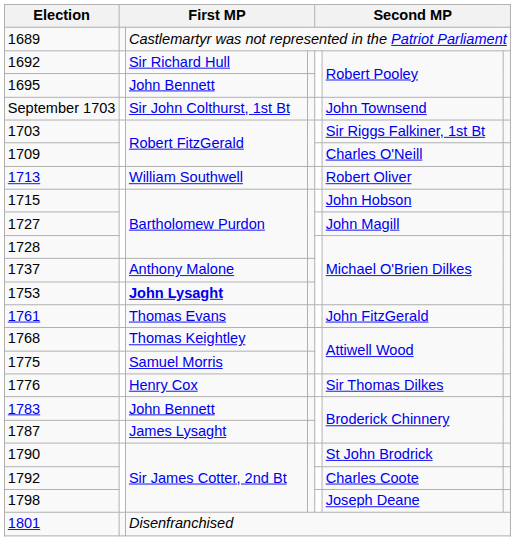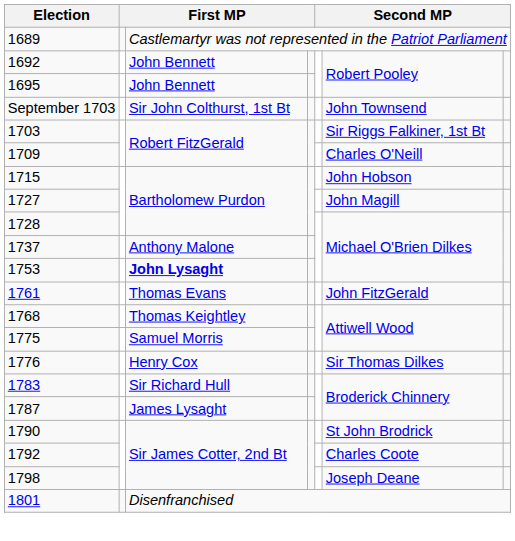(179, 62) Sir Richard Hull -> (172, 62) John Bennett
- row: (24, 177)
(172, 408) John Bennett -> (179, 385) Sir Richard Hull
